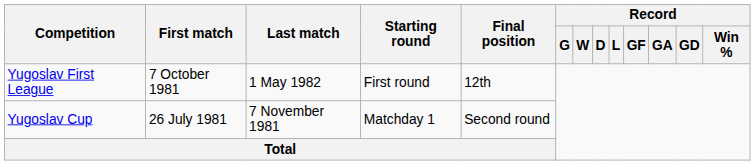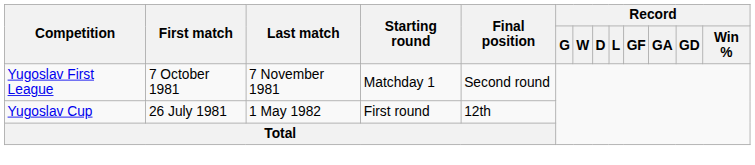(285, 82) 1 May 1982 -> (287, 82) 7 November 1981
(397, 82) First round -> (399, 82) Matchday 1
(478, 82) 12th -> (507, 82) Second round
(287, 119) 7 November 1981 -> (285, 111) 1 May 1982
(399, 119) Matchday 1 -> (397, 111) First round
(507, 119) Second round -> (478, 111) 12th
